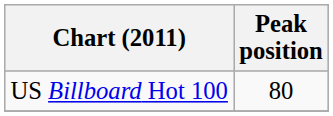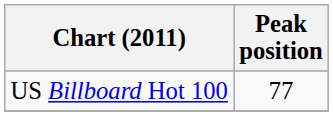(281, 90) 80 -> (281, 90) 77
